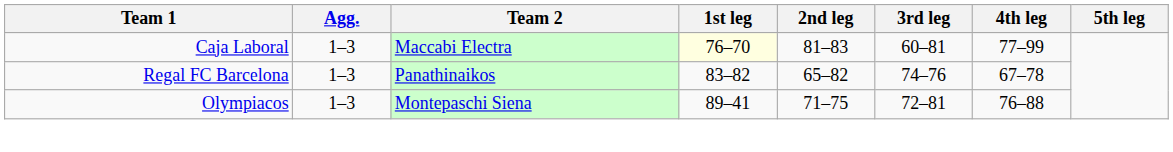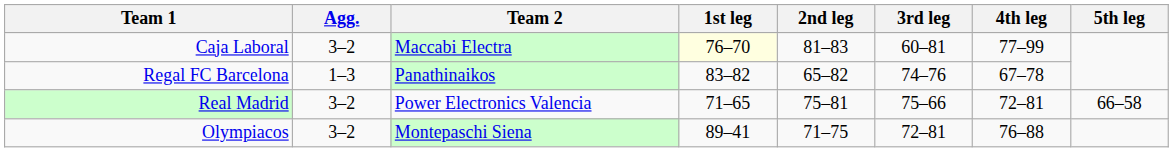(342, 47) 1–3 -> (342, 47) 3–2
+ row: (244, 103)
(342, 103) 1–3 -> (342, 132) 3–2
